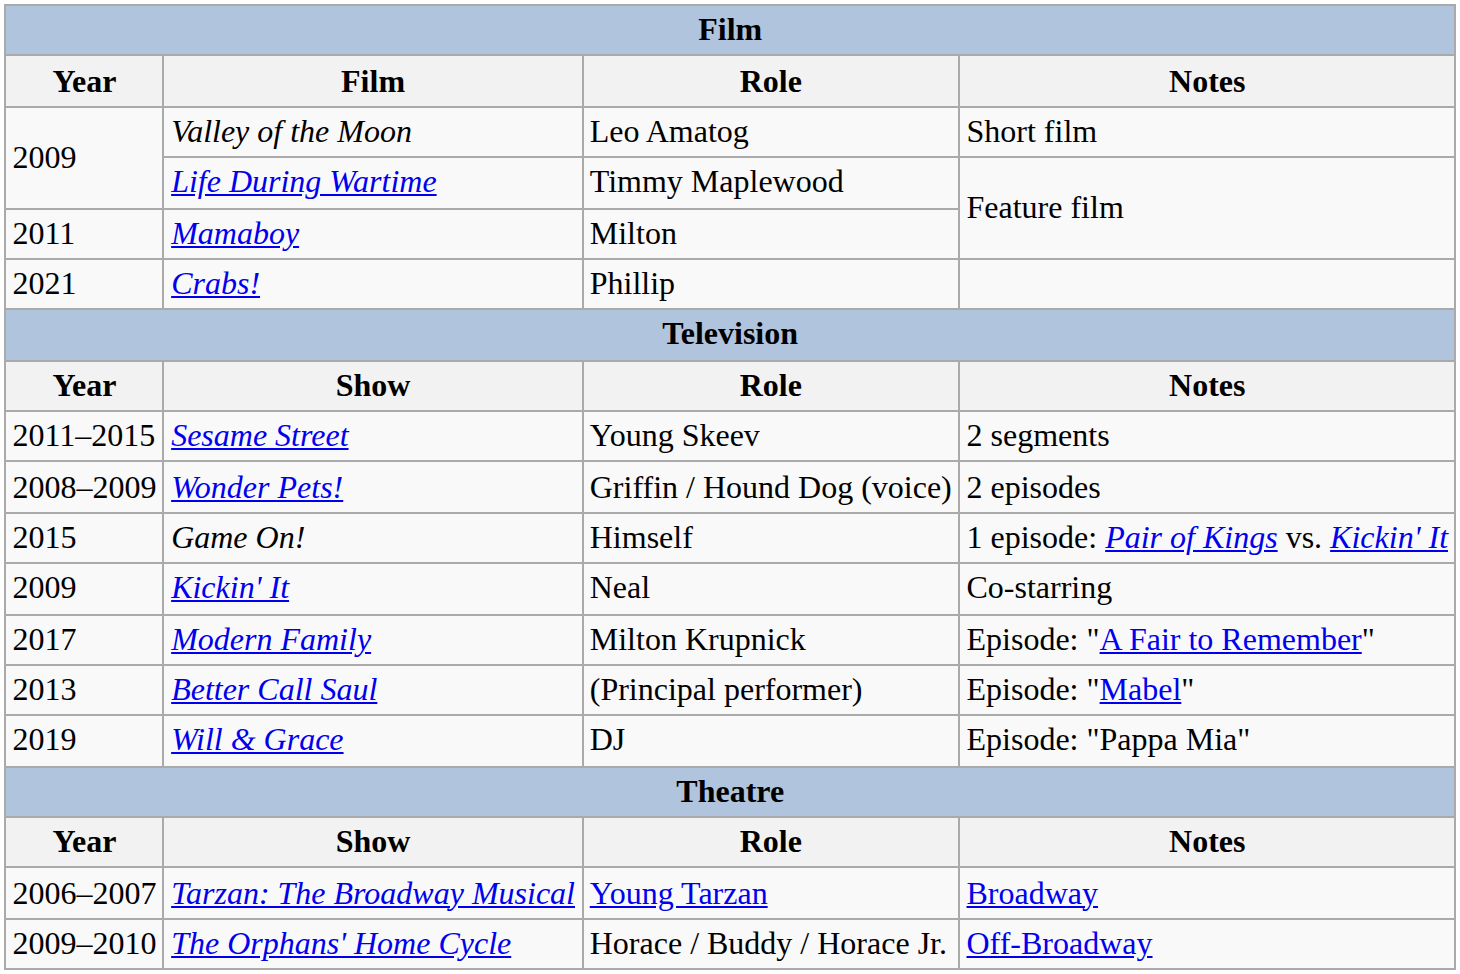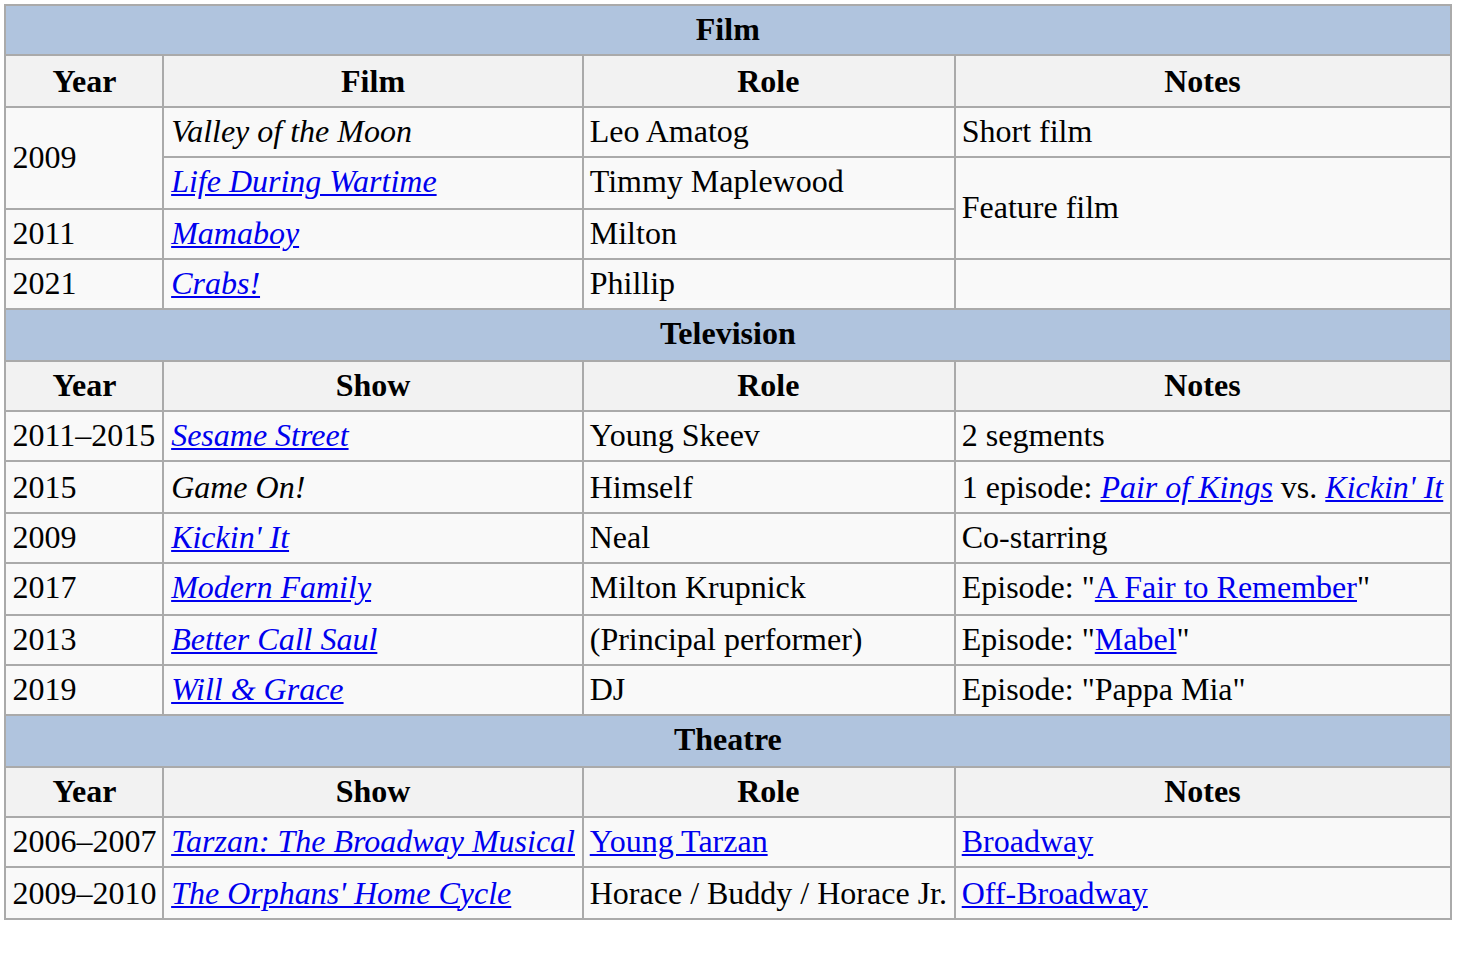- row: (257, 486)
